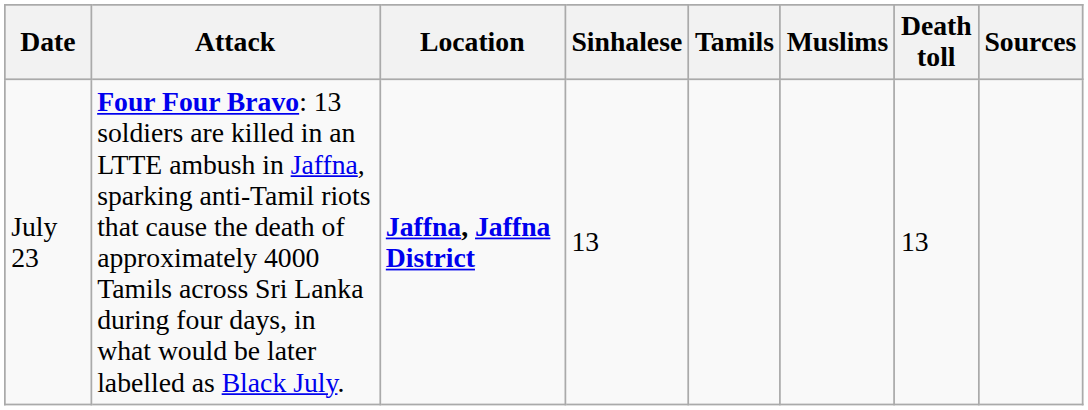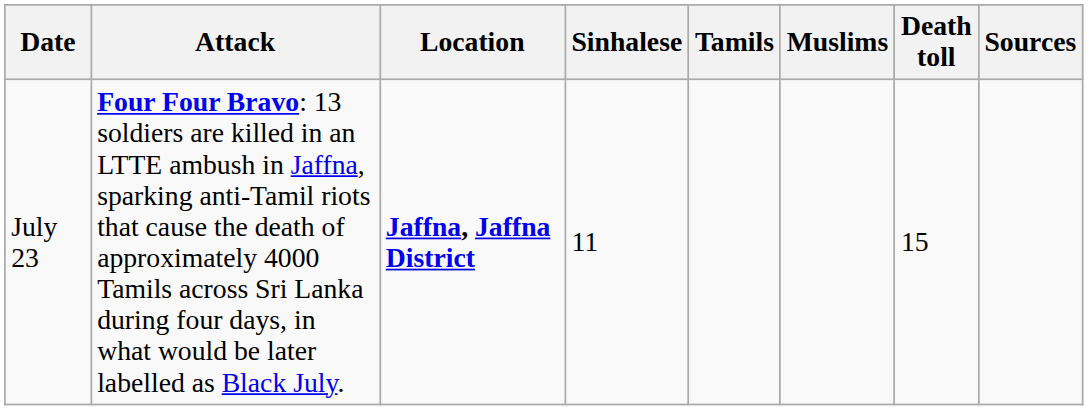(585, 241) 13 -> (585, 241) 11
(915, 241) 13 -> (915, 241) 15
